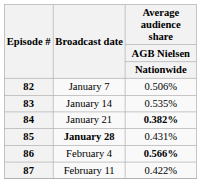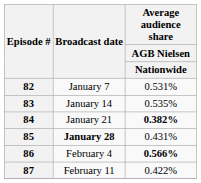(161, 86) 0.506% -> (161, 86) 0.531%
